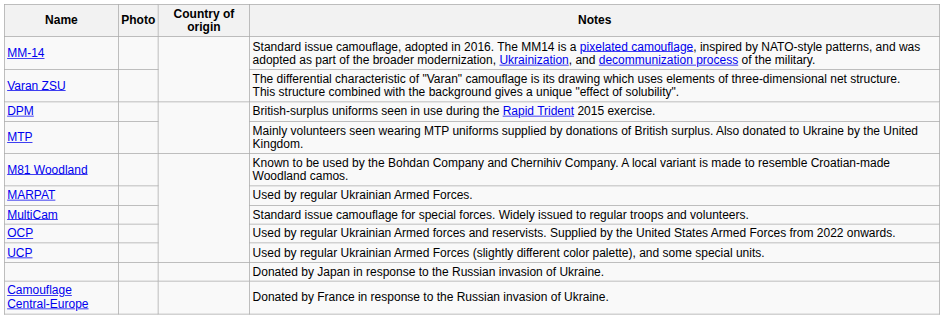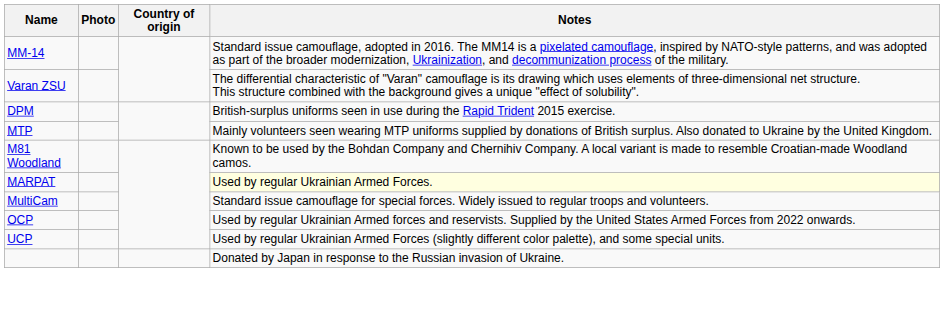(363, 195) no background -> (323, 182) lightyellow background
- row: (48, 297)
